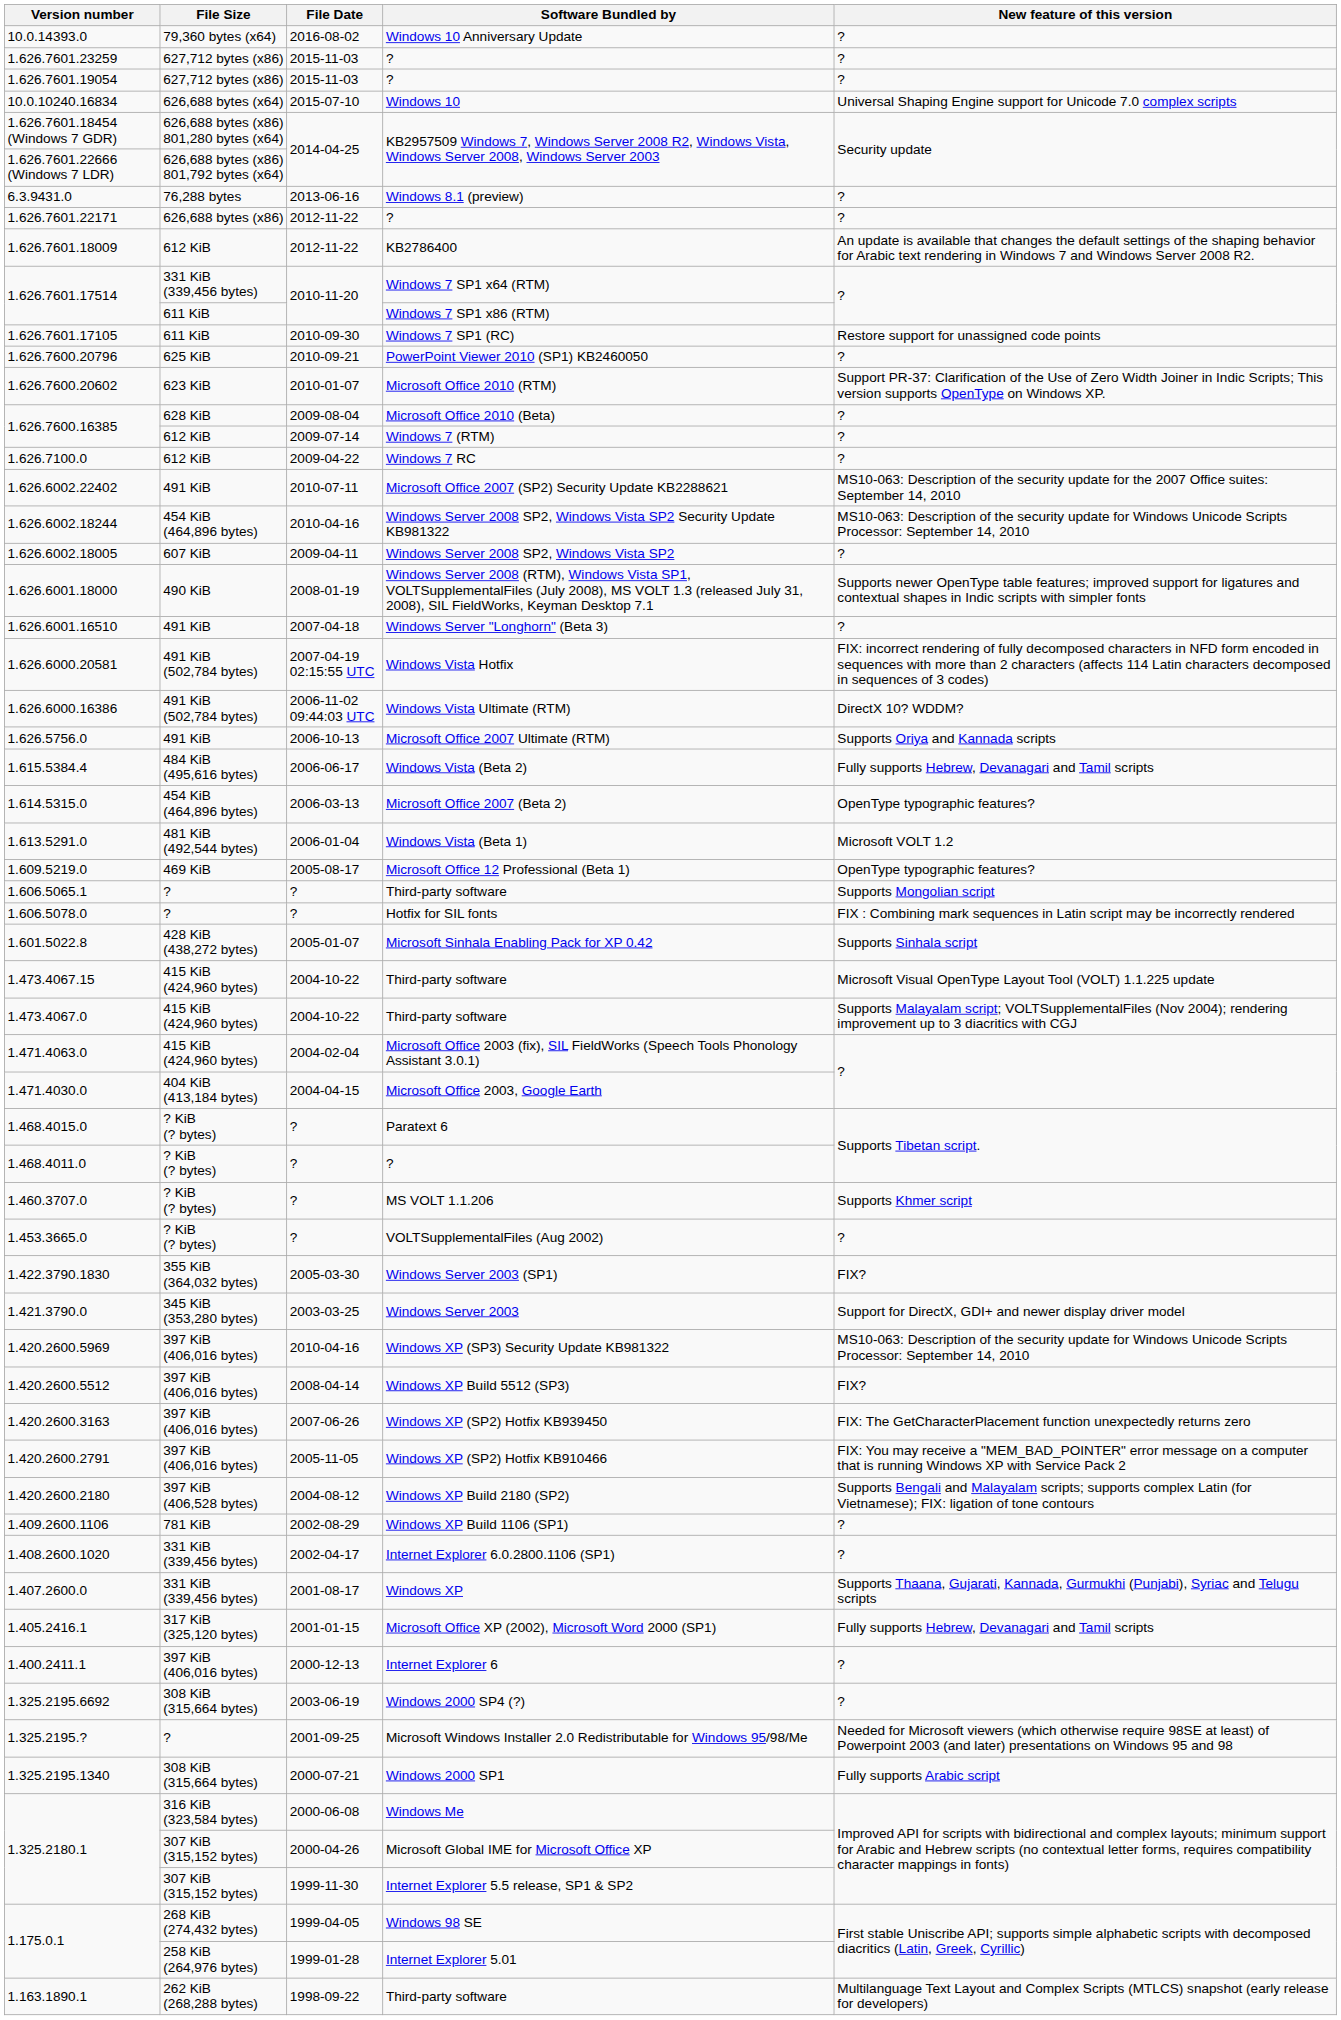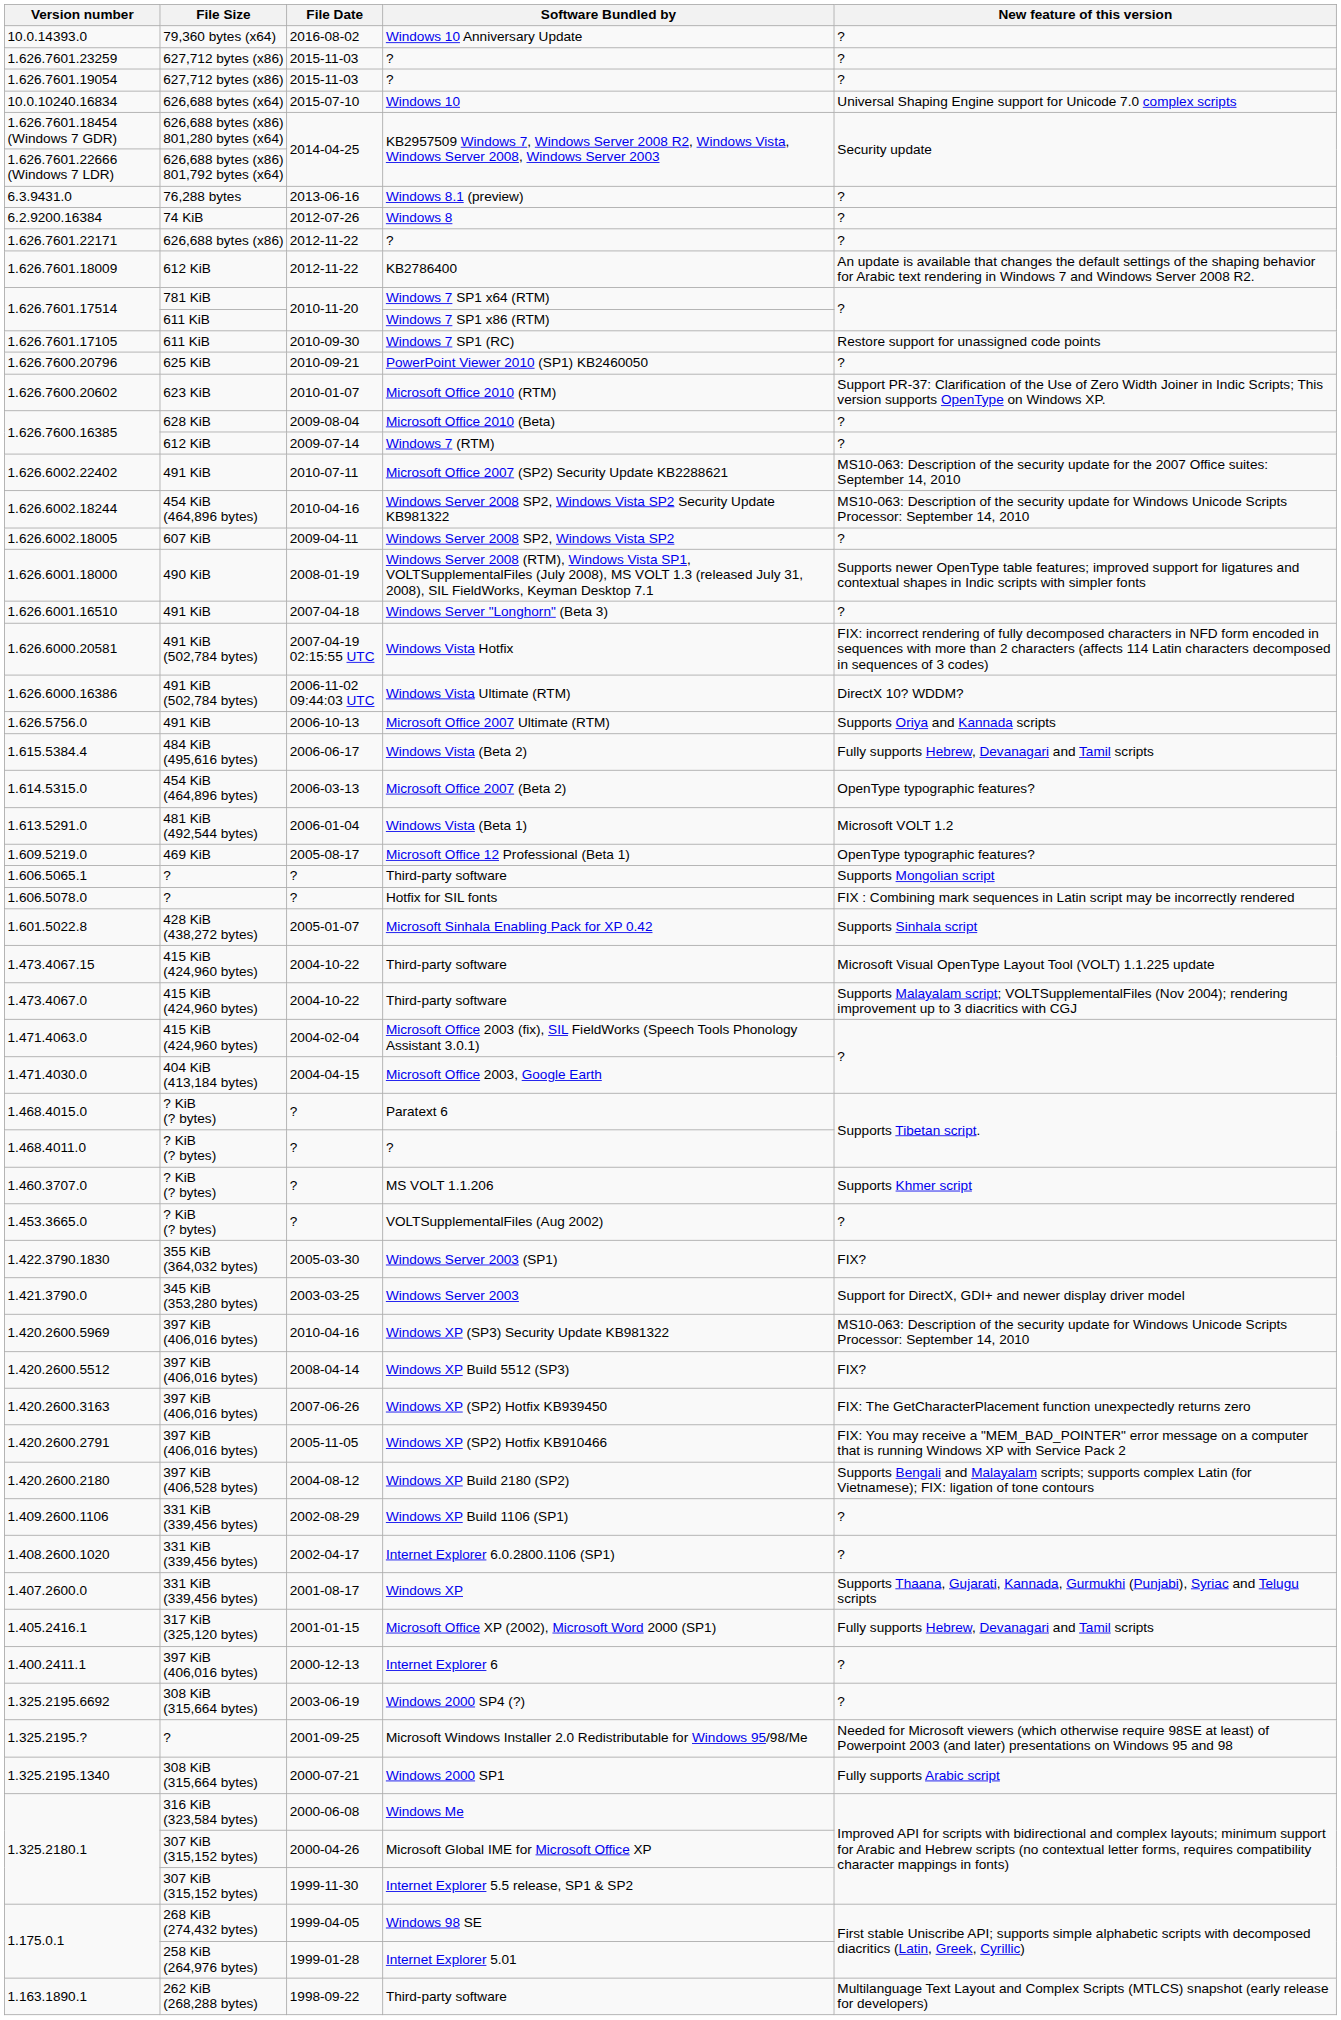+ row: (55, 218)
(211, 284) 331 KiB (339,456 bytes) -> (187, 298) 781 KiB
- row: (47, 458)
(187, 1524) 781 KiB -> (211, 1517) 331 KiB (339,456 bytes)
